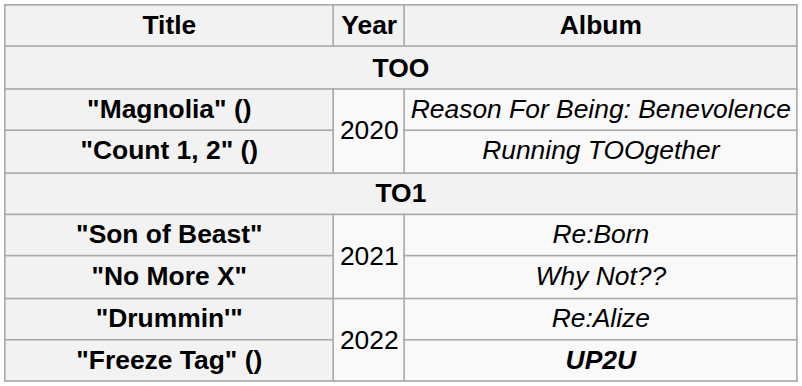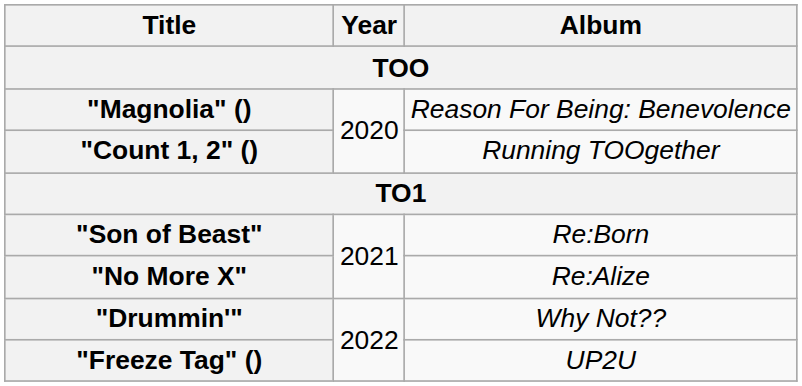(601, 276) Why Not?? -> (601, 276) Re:Alize
(601, 318) Re:Alize -> (601, 318) Why Not??
(601, 360) bold -> (601, 360) normal
